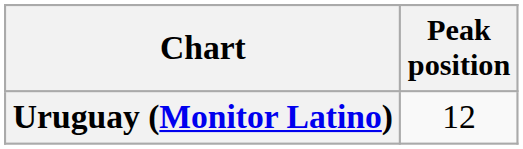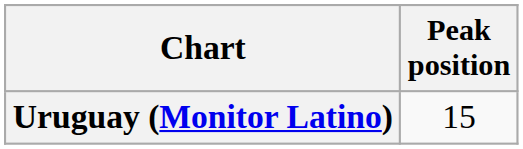(459, 116) 12 -> (459, 116) 15
